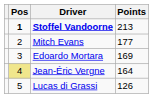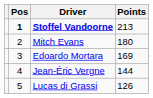(125, 41) 177 -> (125, 41) 180
(20, 71) khaki background -> (20, 71) no background
(125, 71) 164 -> (125, 71) 144
